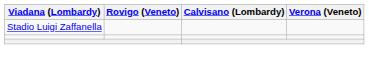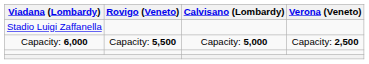+ row: (54, 42)
